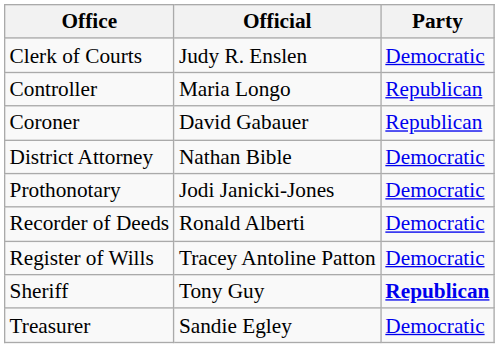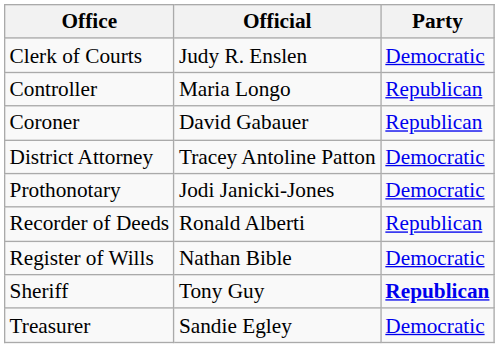(235, 156) Nathan Bible -> (277, 156) Tracey Antoline Patton
(435, 223) Democratic -> (434, 223) Republican
(277, 257) Tracey Antoline Patton -> (235, 257) Nathan Bible
